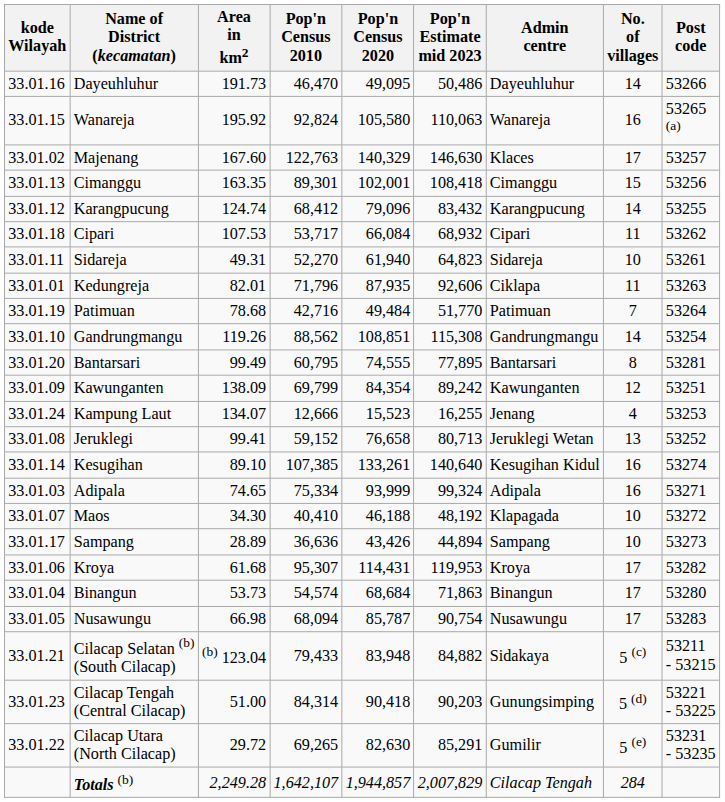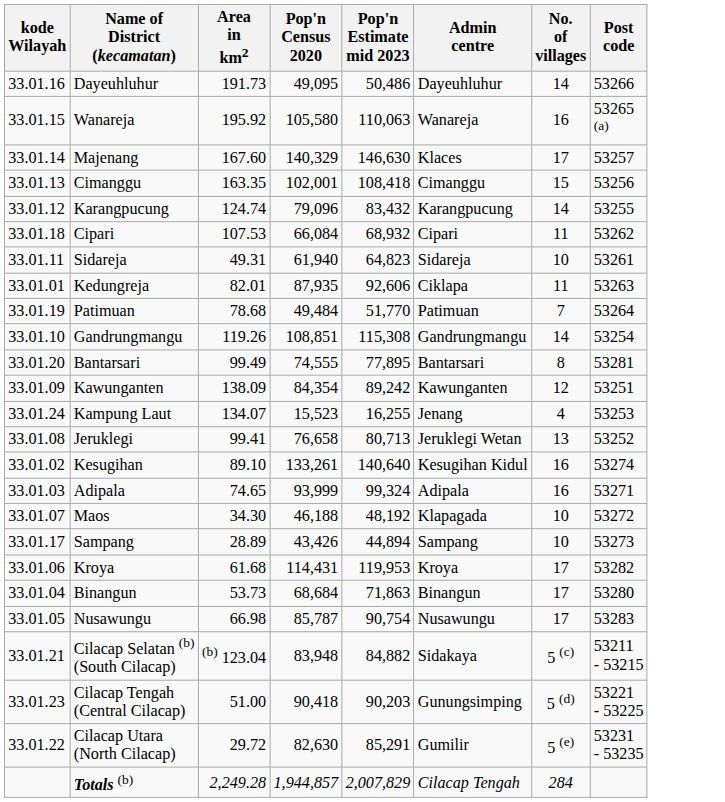- column: (306, 37)
(37, 157) 33.01.02 -> (37, 157) 33.01.14
(37, 465) 33.01.14 -> (37, 465) 33.01.02
